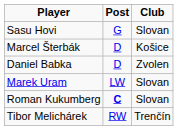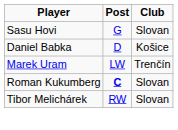- row: (43, 47)
(152, 64) Zvolen -> (152, 47) Košice
(152, 82) Slovan -> (152, 64) Trenčín
(152, 116) Trenčín -> (152, 99) Slovan
